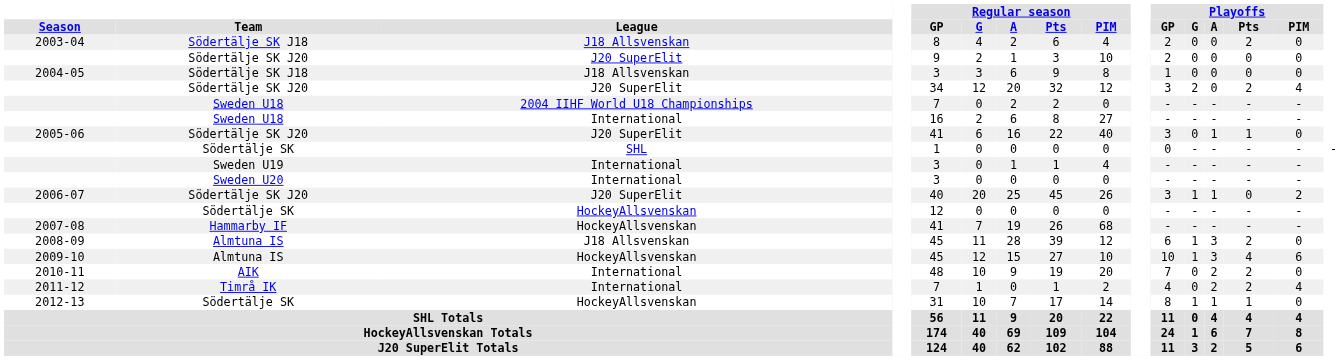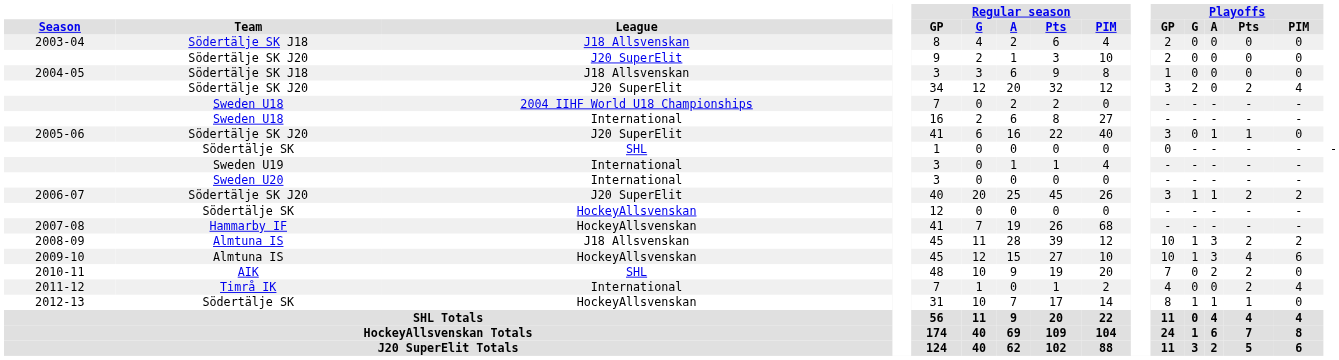(1249, 42) 2 -> (1249, 42) 0
(1249, 195) 0 -> (1249, 195) 2
(1168, 241) 6 -> (1168, 241) 10
(1299, 241) 0 -> (1299, 241) 2
(637, 272) International -> (637, 272) SHL
(1214, 287) 2 -> (1214, 287) 0
